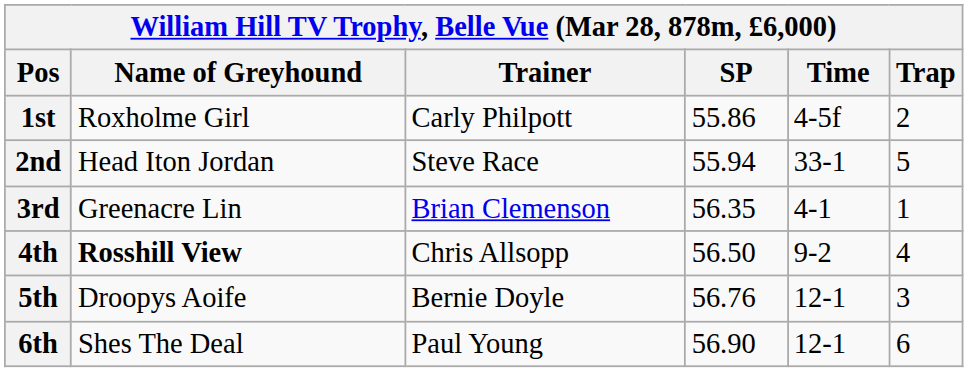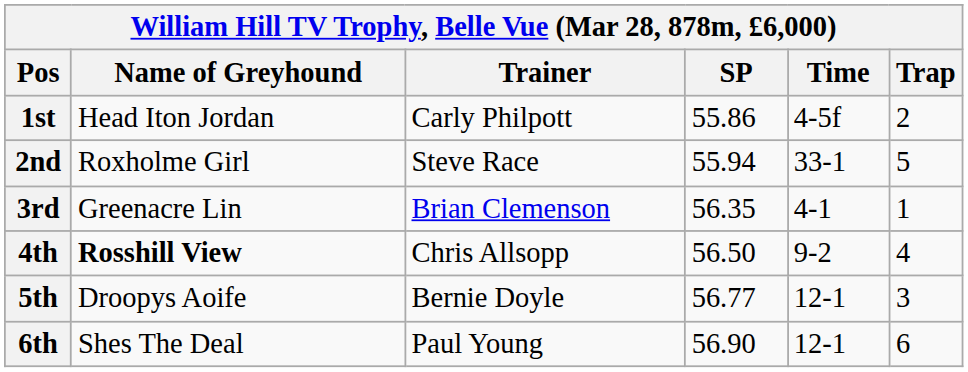(164, 117) Roxholme Girl -> (176, 117) Head Iton Jordan
(176, 162) Head Iton Jordan -> (164, 162) Roxholme Girl
(724, 298) 56.76 -> (724, 298) 56.77
